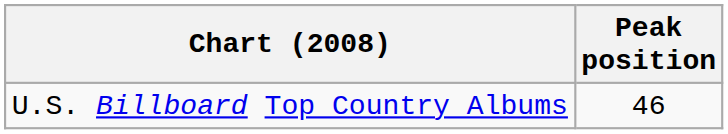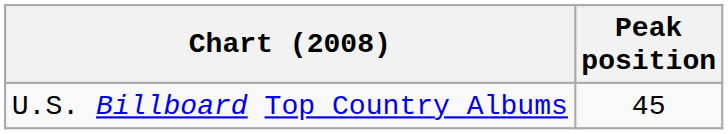(649, 106) 46 -> (649, 106) 45
